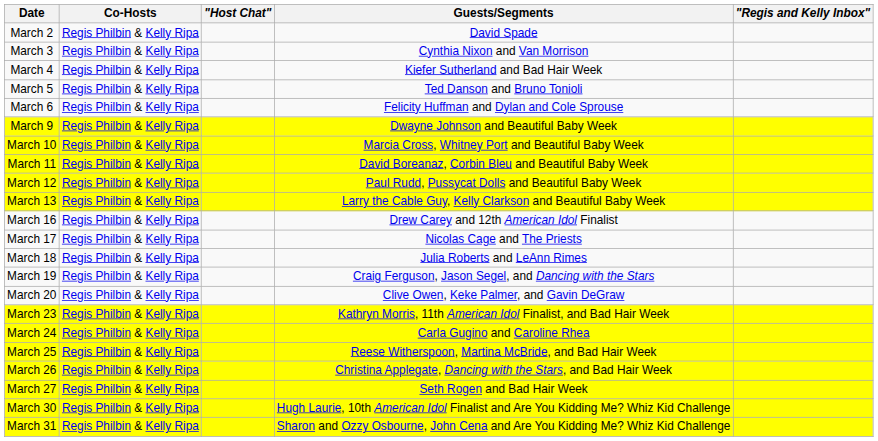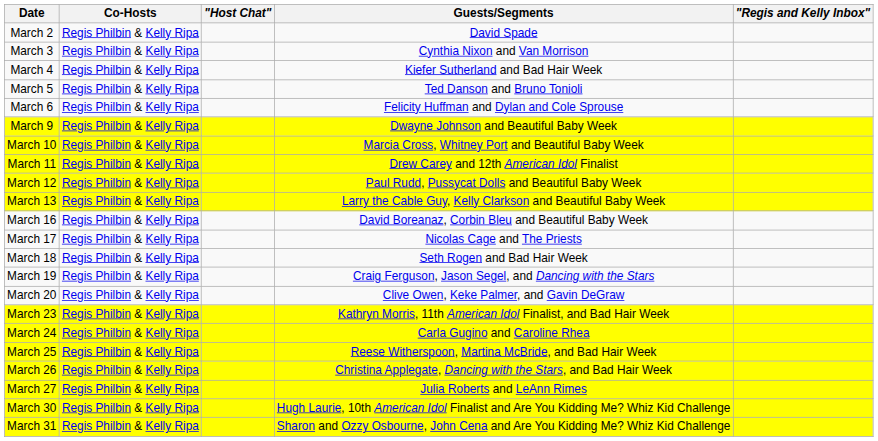(504, 164) David Boreanaz, Corbin Bleu and Beautiful Baby Week -> (504, 164) Drew Carey and 12th American Idol Finalist
(504, 220) Drew Carey and 12th American Idol Finalist -> (504, 220) David Boreanaz, Corbin Bleu and Beautiful Baby Week
(504, 257) Julia Roberts and LeAnn Rimes -> (504, 257) Seth Rogen and Bad Hair Week
(504, 389) Seth Rogen and Bad Hair Week -> (504, 389) Julia Roberts and LeAnn Rimes
